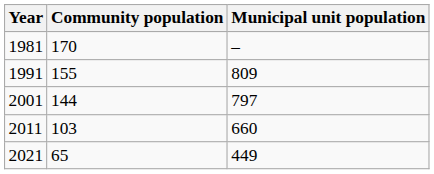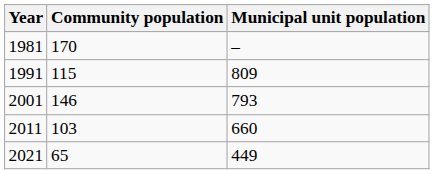(64, 73) 155 -> (64, 73) 115
(64, 100) 144 -> (64, 100) 146
(244, 100) 797 -> (244, 100) 793
